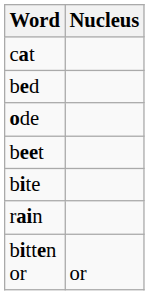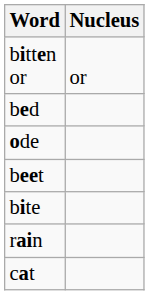rows swapped: (22, 53) <-> (33, 261)
